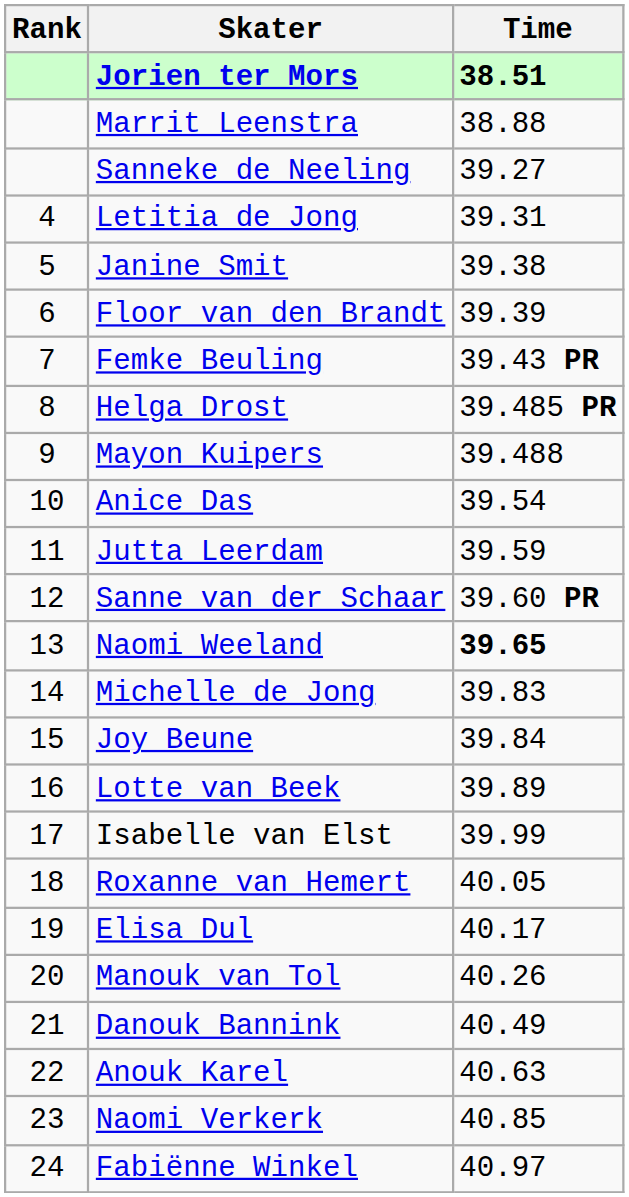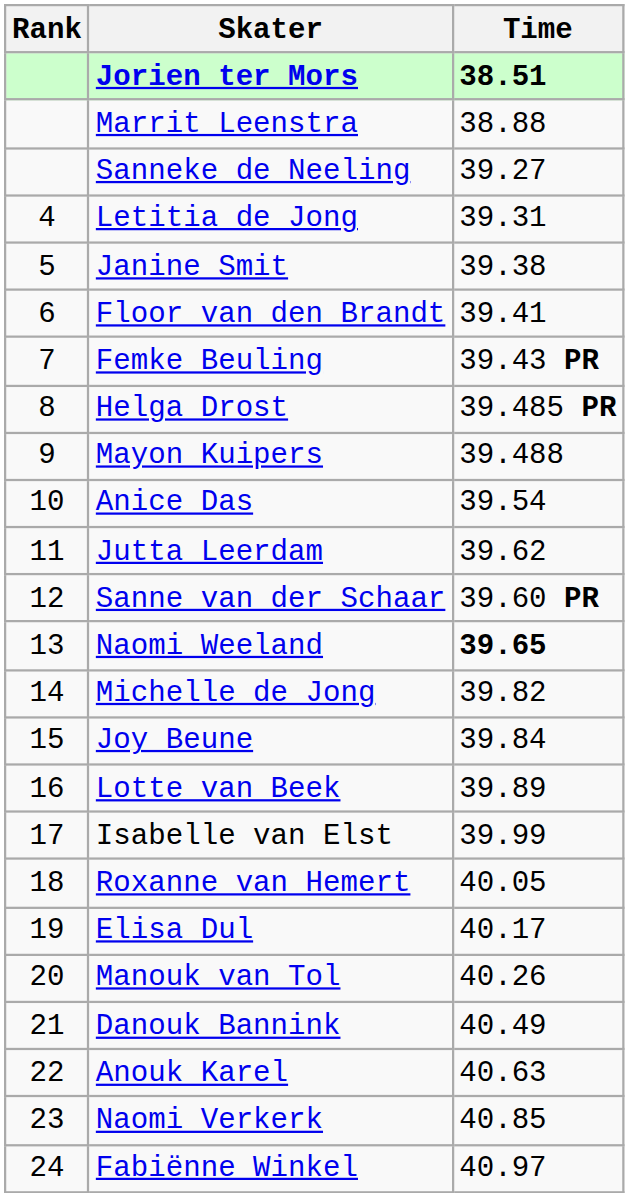(503, 314) 39.39 -> (503, 314) 39.41
(503, 551) 39.59 -> (503, 551) 39.62
(503, 693) 39.83 -> (503, 693) 39.82
